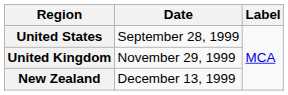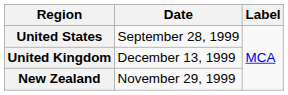(177, 57) November 29, 1999 -> (177, 57) December 13, 1999
(177, 79) December 13, 1999 -> (177, 79) November 29, 1999
